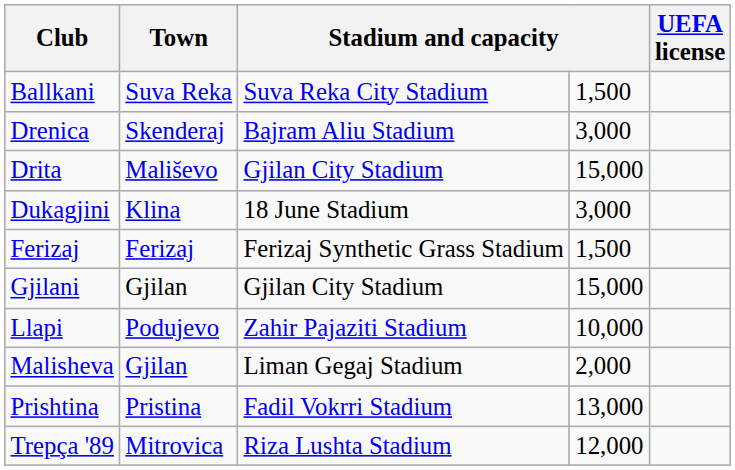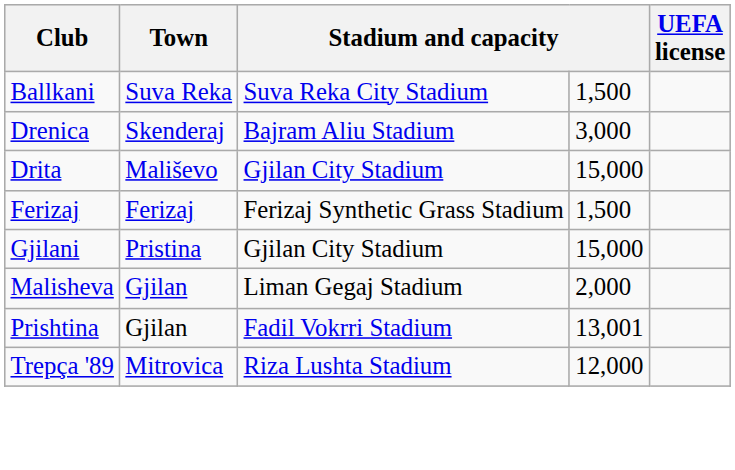- row: (60, 209)
(156, 288) Gjilan -> (163, 248) Pristina
- row: (37, 327)
(163, 406) Pristina -> (156, 327) Gjilan
(609, 406) 13,000 -> (609, 327) 13,001
